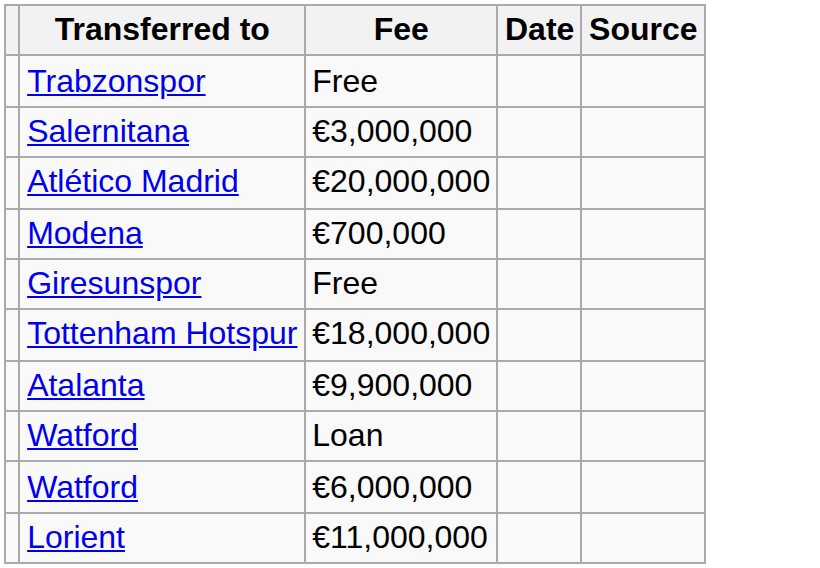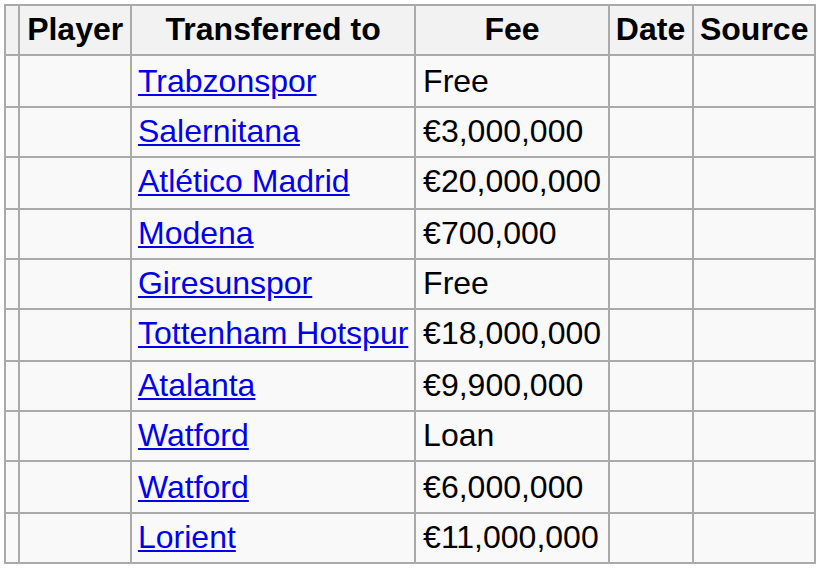+ column: (75, 29)
